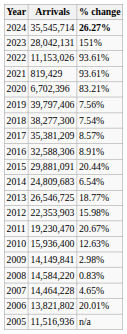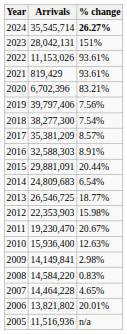(53, 151) 32,588,306 -> (53, 151) 32,588,303
